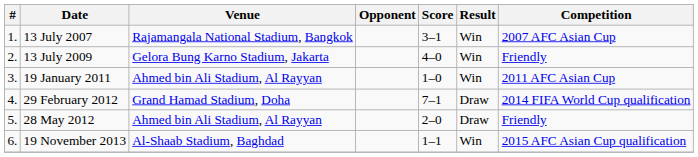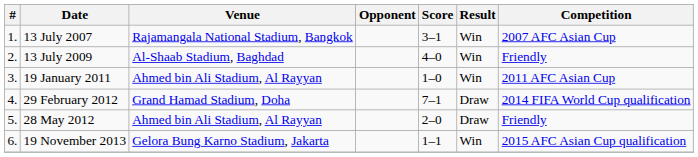(230, 57) Gelora Bung Karno Stadium, Jakarta -> (208, 57) Al-Shaab Stadium, Baghdad
(208, 141) Al-Shaab Stadium, Baghdad -> (230, 141) Gelora Bung Karno Stadium, Jakarta
